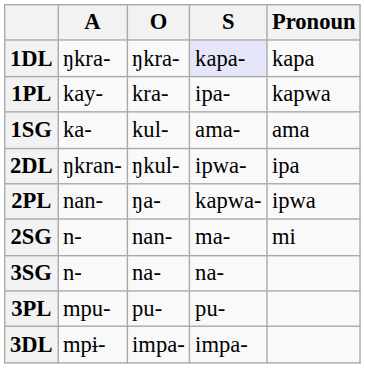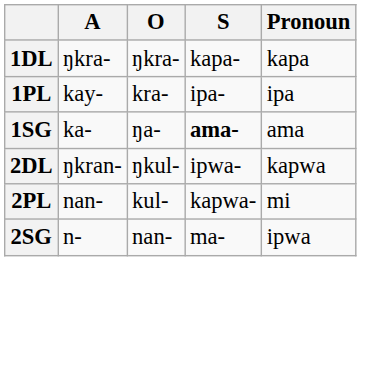(220, 58) lavender background -> (215, 58) no background
(301, 93) kapwa -> (281, 93) ipa
(150, 129) kul- -> (146, 129) ŋa-
(218, 129) normal -> (214, 129) bold
(286, 165) ipa -> (296, 165) kapwa
(146, 201) ŋa- -> (150, 201) kul-
(294, 201) ipwa -> (279, 201) mi
(284, 237) mi -> (289, 237) ipwa
- row: (31, 272)
- row: (31, 308)
- row: (31, 344)
